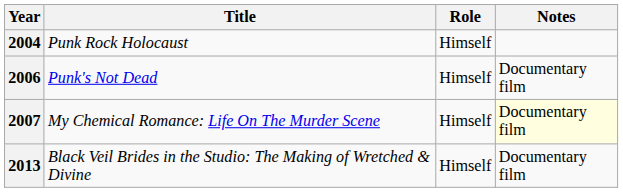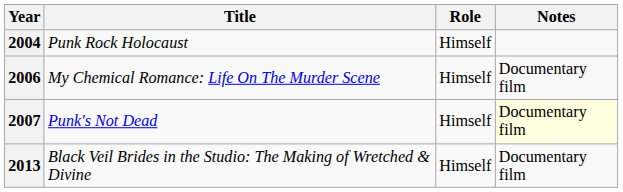(103, 77) Punk's Not Dead -> (214, 77) My Chemical Romance: Life On The Murder Scene
(214, 121) My Chemical Romance: Life On The Murder Scene -> (103, 121) Punk's Not Dead
